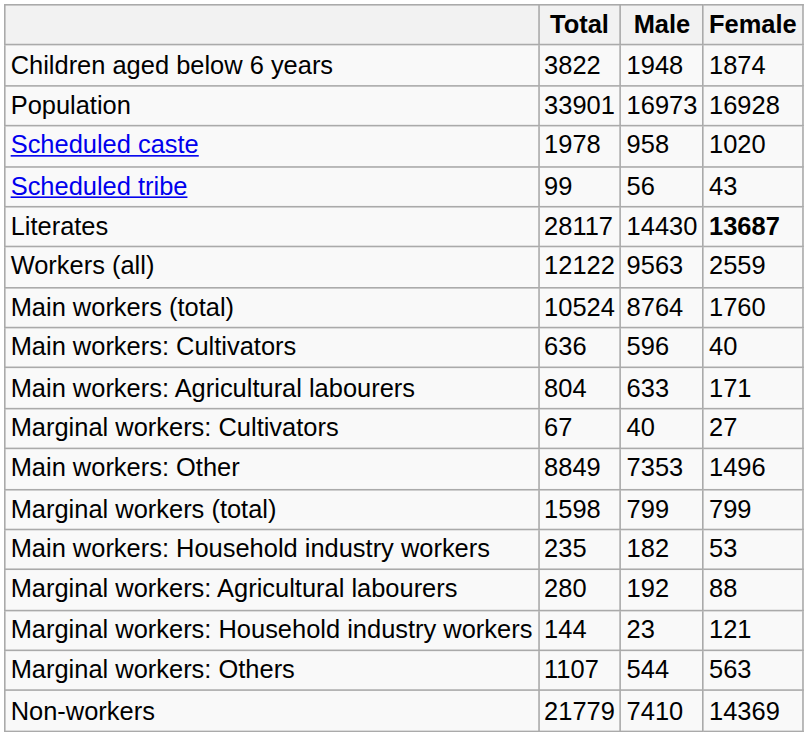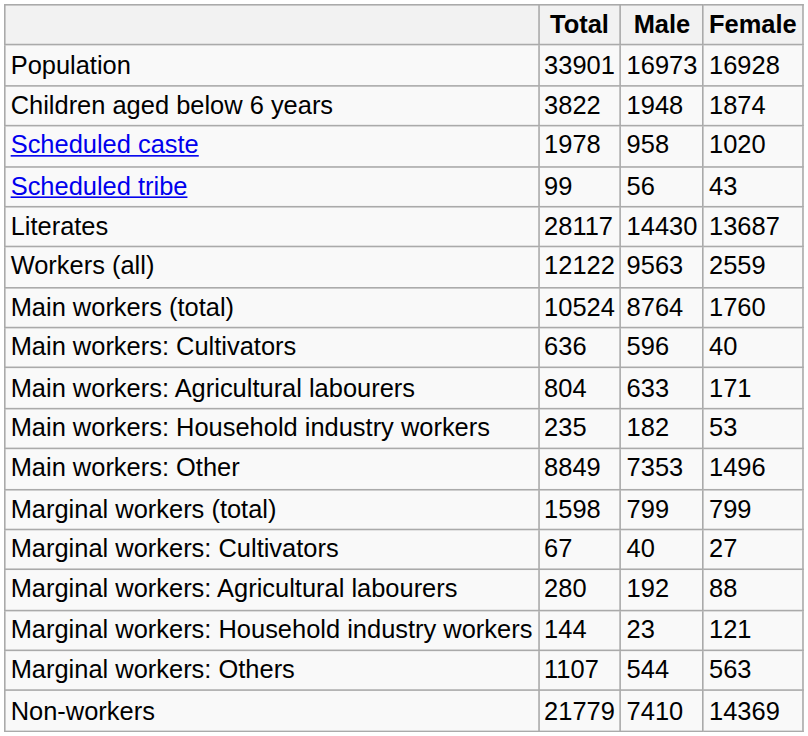rows swapped: (71, 105) <-> (172, 65)
(744, 226) bold -> (744, 226) normal
rows swapped: (250, 549) <-> (175, 428)
